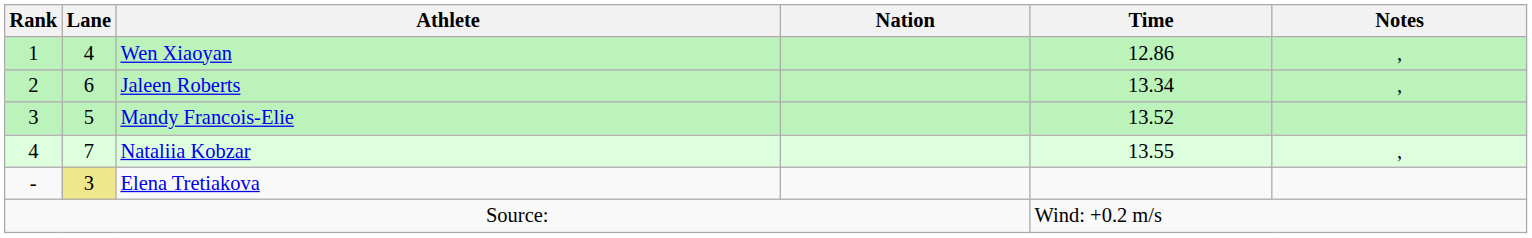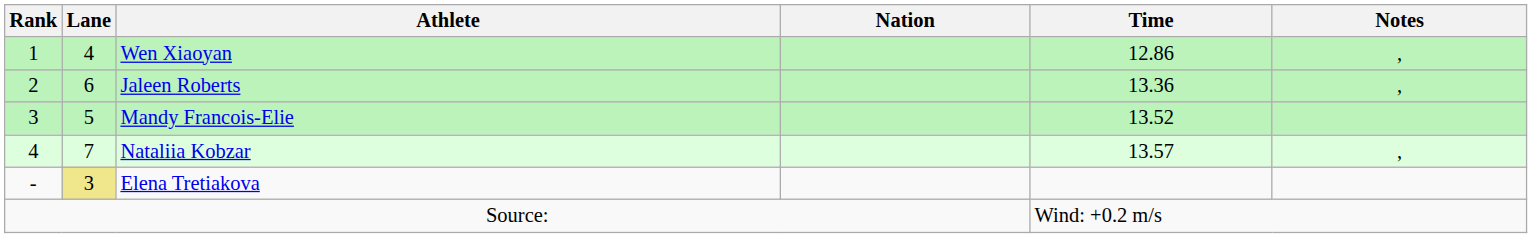(1151, 85) 13.34 -> (1151, 85) 13.36
(1151, 150) 13.55 -> (1151, 150) 13.57
